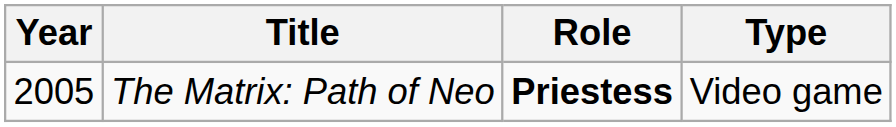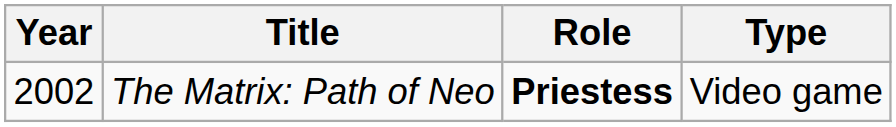(54, 90) 2005 -> (54, 90) 2002
